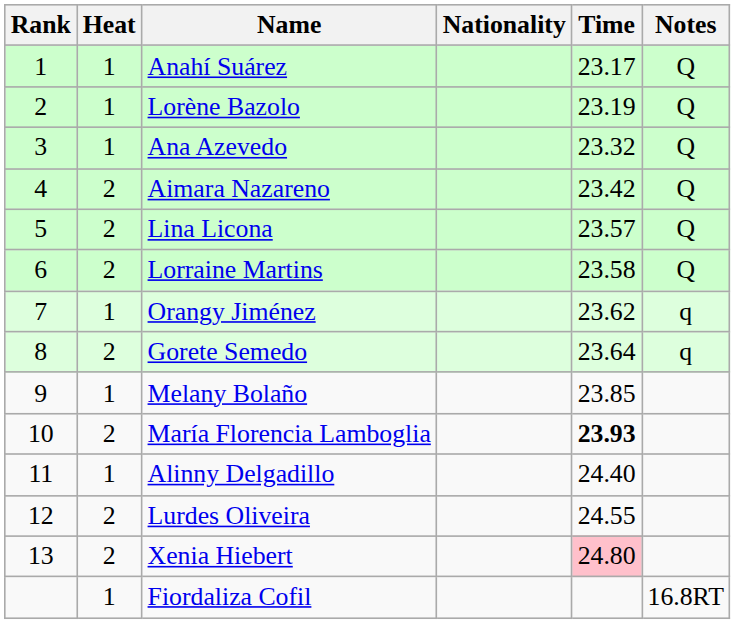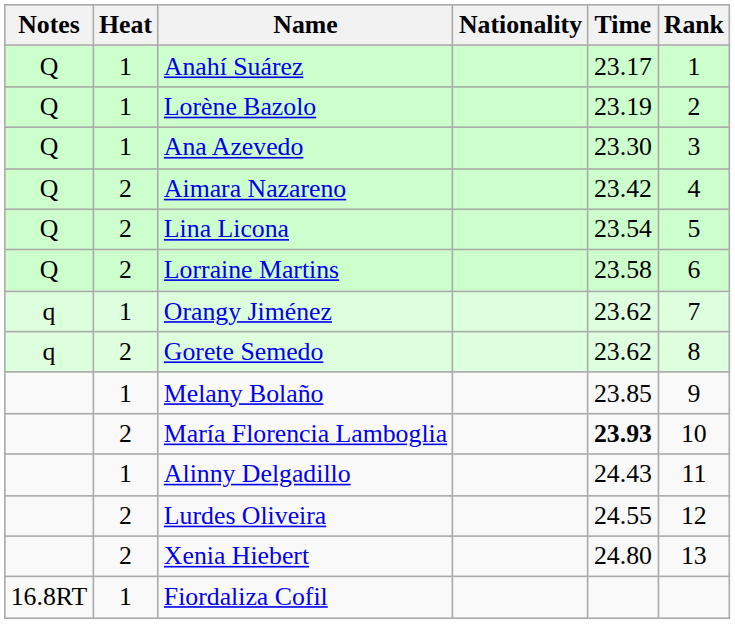columns swapped: (41, 24) <-> (686, 24)
(607, 147) 23.32 -> (623, 147) 23.30
(607, 229) 23.57 -> (623, 229) 23.54
(607, 351) 23.64 -> (623, 351) 23.62
(607, 474) 24.40 -> (623, 474) 24.43
(607, 556) pink background -> (623, 556) no background
